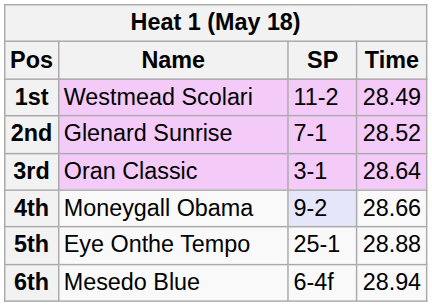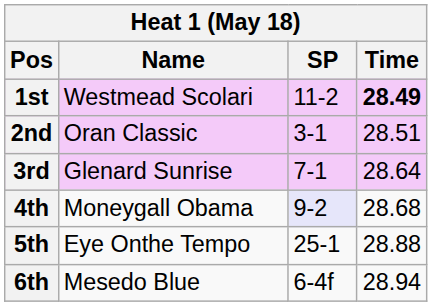(392, 97) normal -> (392, 97) bold
(148, 134) Glenard Sunrise -> (131, 134) Oran Classic
(310, 134) 7-1 -> (310, 134) 3-1
(392, 134) 28.52 -> (392, 134) 28.51
(131, 171) Oran Classic -> (148, 171) Glenard Sunrise
(310, 171) 3-1 -> (310, 171) 7-1
(392, 208) 28.66 -> (392, 208) 28.68
